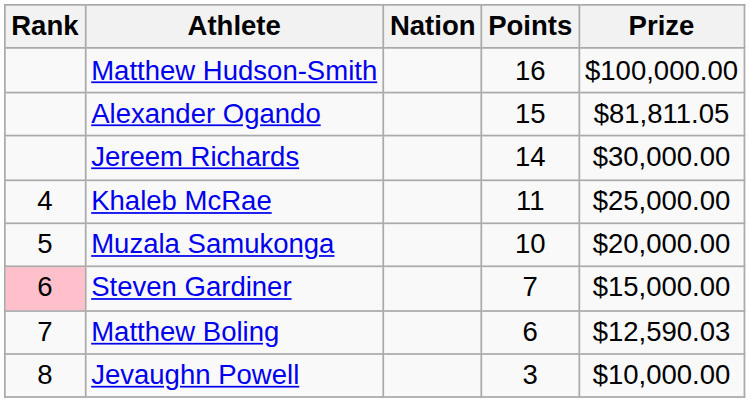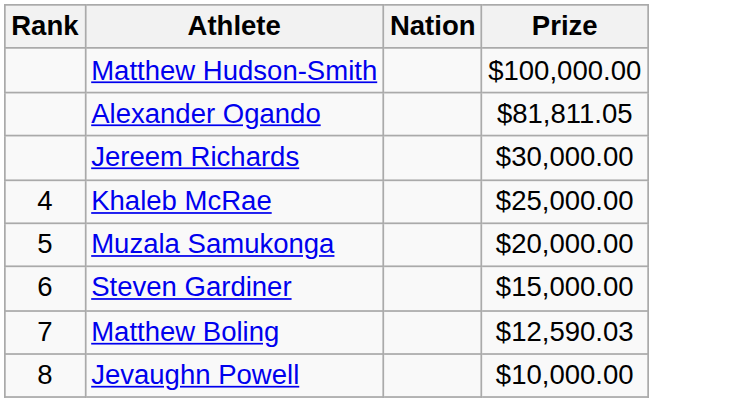- column: (530, 26)
(45, 288) pink background -> (45, 288) no background
